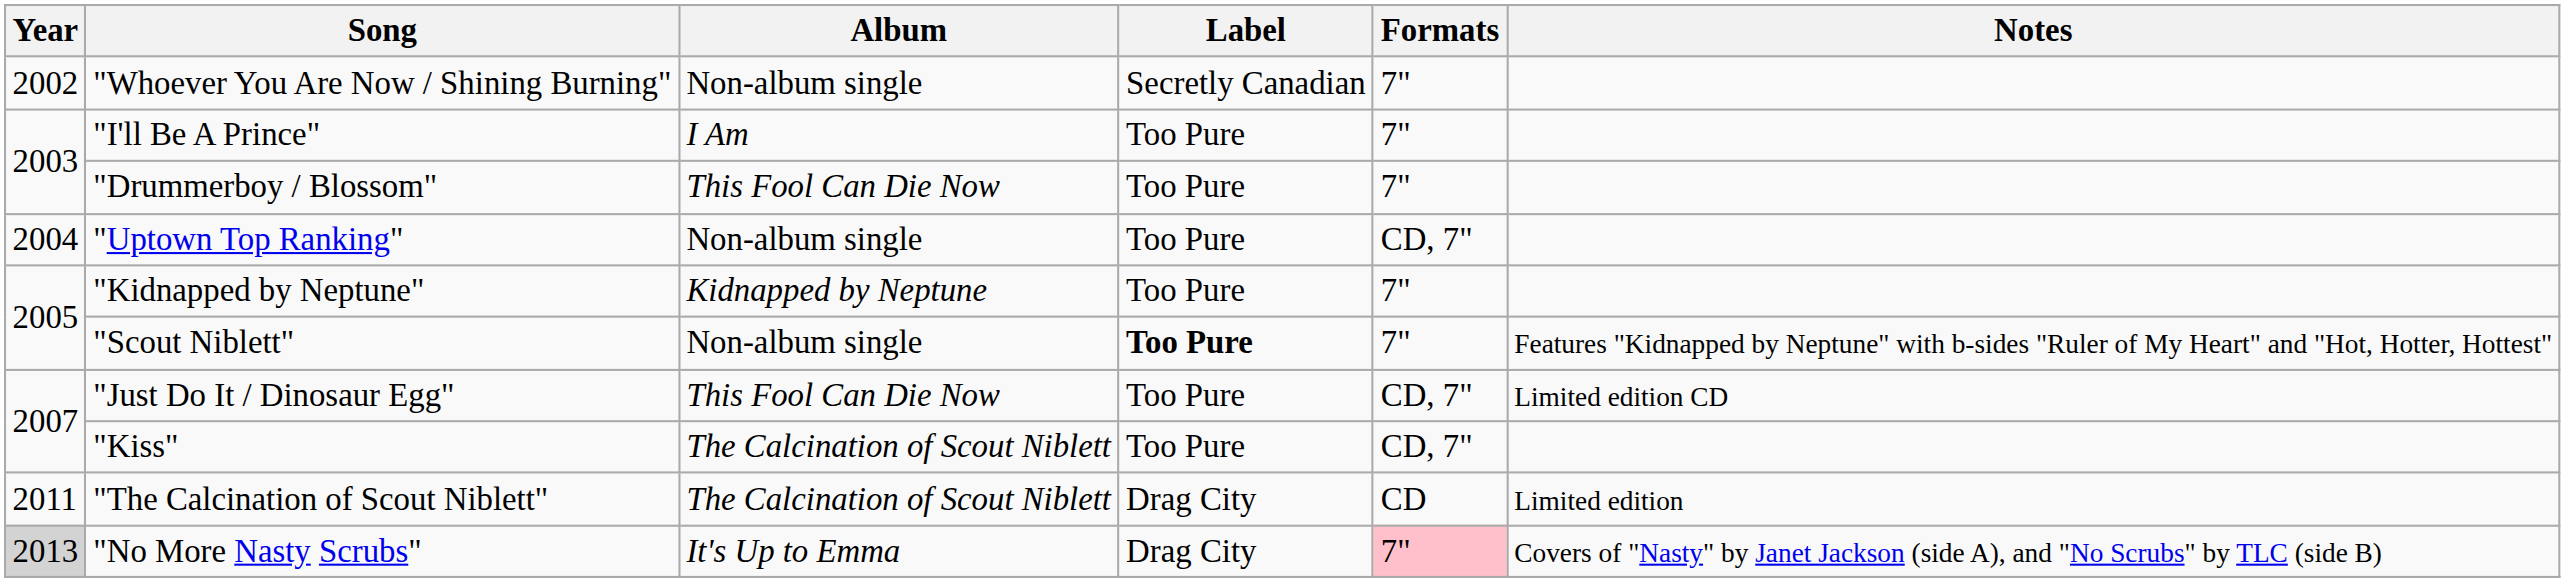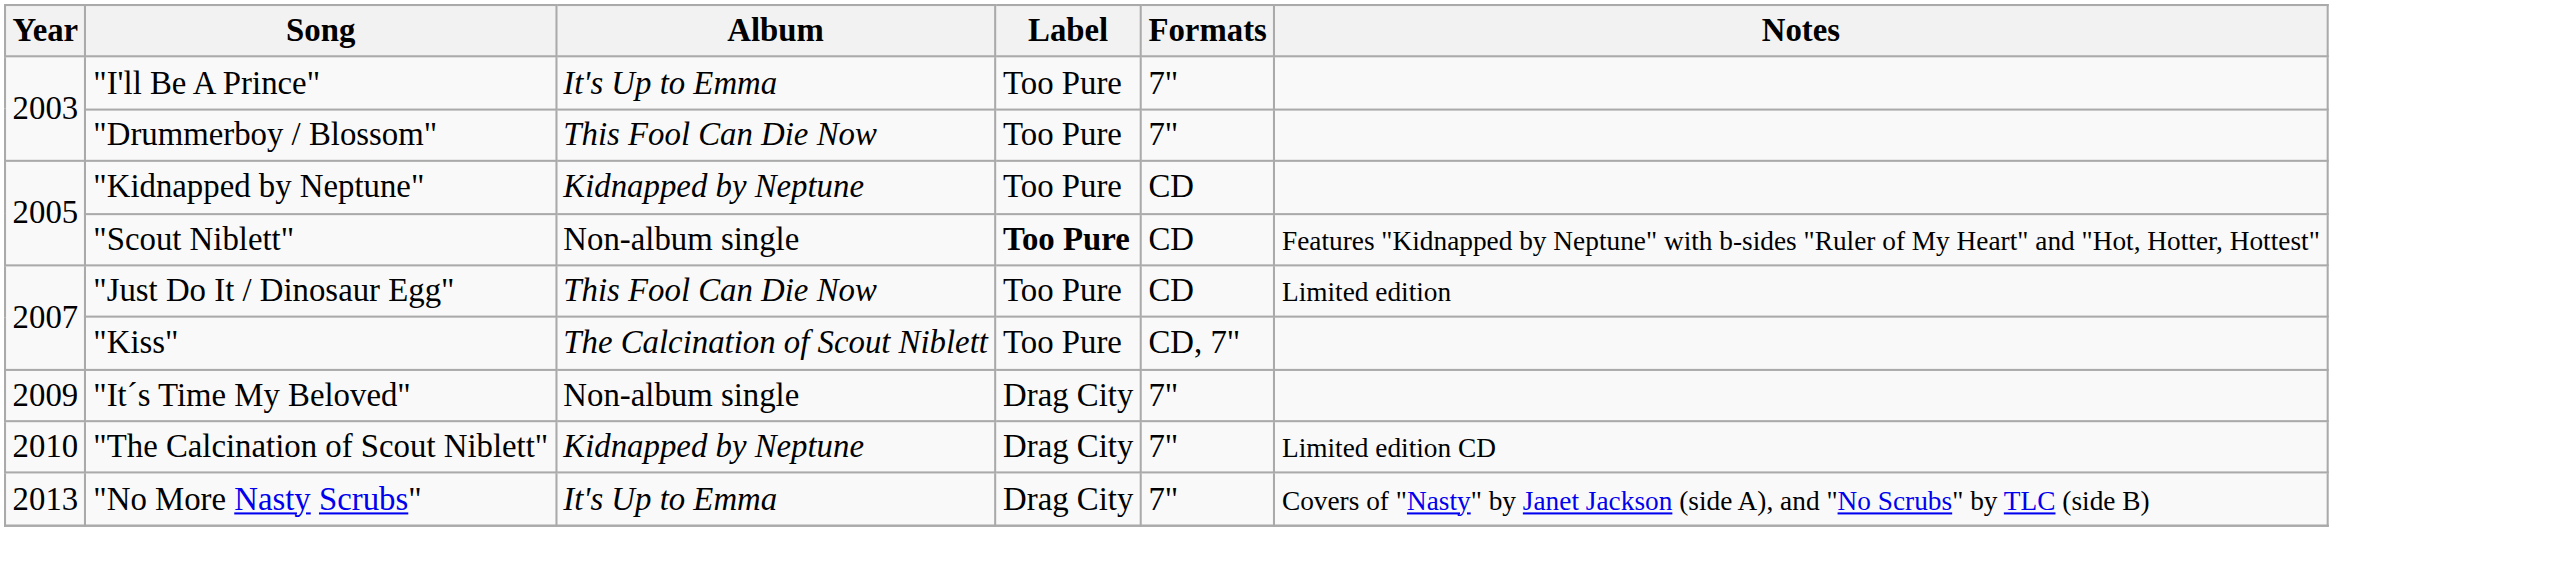- row: (382, 82)
(718, 134) I Am -> (670, 82) It's Up to Emma
- row: (248, 238)
(1396, 290) 7" -> (1171, 186) CD
(1396, 342) 7" -> (1171, 238) CD
(1427, 394) CD, 7" -> (1171, 290) CD
(1621, 396) Limited edition CD -> (1367, 292) Limited edition
+ row: (252, 394)
(45, 498) 2011 -> (45, 446) 2010
(899, 498) The Calcination of Scout Niblett -> (714, 446) Kidnapped by Neptune
(1404, 498) CD -> (1163, 446) 7"
(1599, 500) Limited edition -> (1389, 448) Limited edition CD
(45, 550) lightgrey background -> (45, 498) no background
(1396, 550) pink background -> (1163, 498) no background
